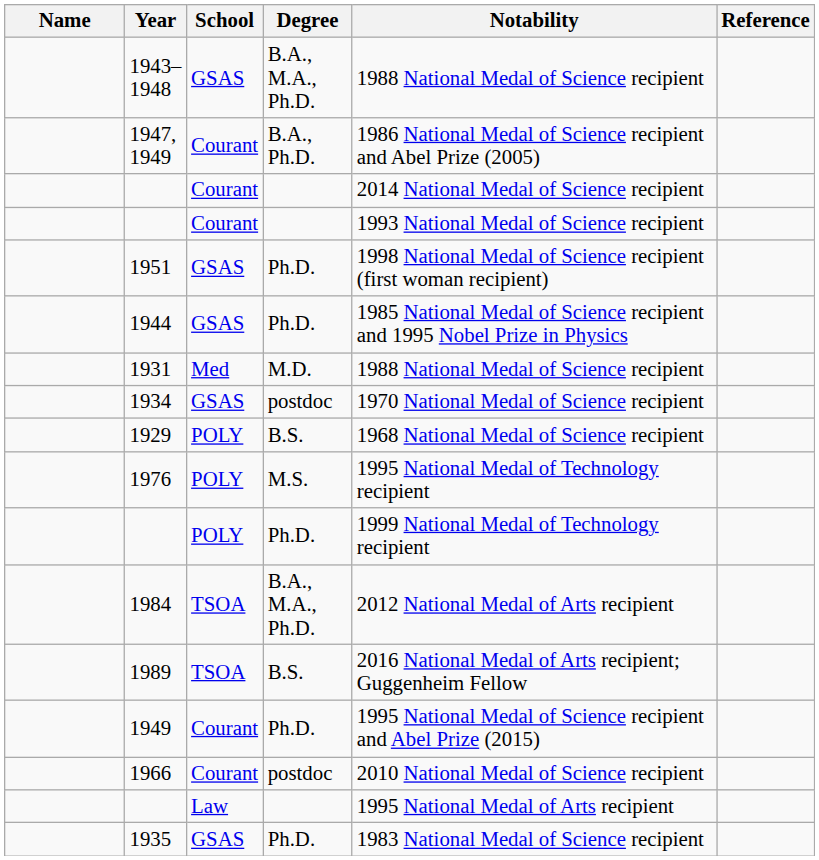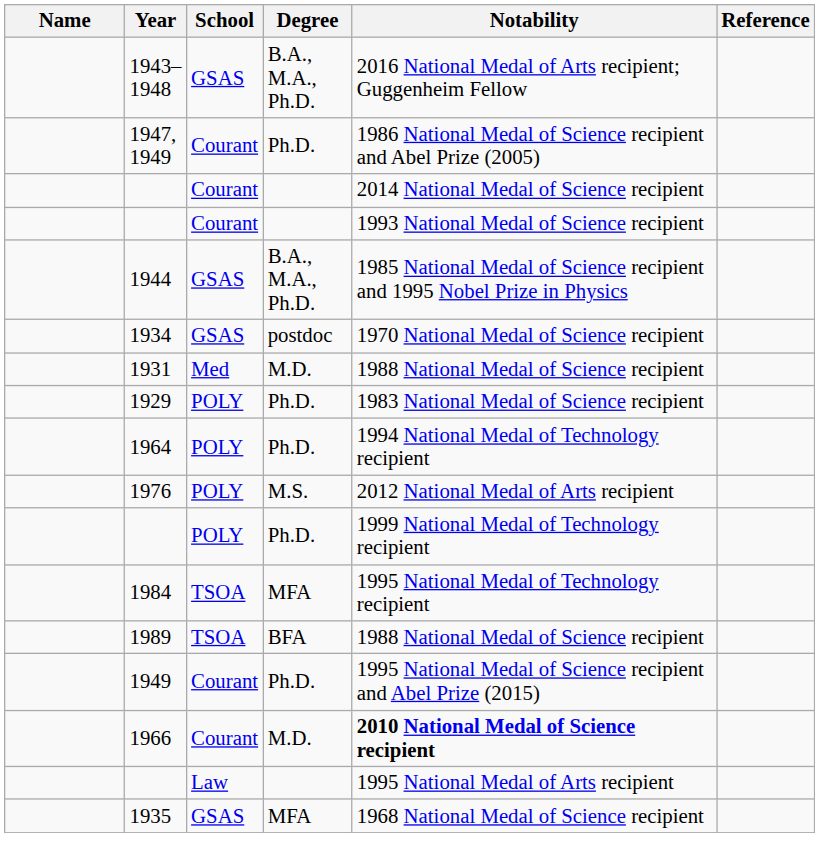(530, 77) 1988 National Medal of Science recipient -> (518, 77) 2016 National Medal of Arts recipient; Guggenheim Fellow
(291, 145) B.A., Ph.D. -> (291, 145) Ph.D.
- row: (150, 267)
(291, 324) Ph.D. -> (292, 279) B.A., M.A., Ph.D.
rows swapped: (150, 368) <-> (150, 401)
(286, 434) B.S. -> (291, 401) Ph.D.
(530, 434) 1968 National Medal of Science recipient -> (530, 401) 1983 National Medal of Science recipient
+ row: (150, 446)
(508, 479) 1995 National Medal of Technology recipient -> (515, 491) 2012 National Medal of Arts recipient
(292, 604) B.A., M.A., Ph.D. -> (289, 592) MFA
(515, 604) 2012 National Medal of Arts recipient -> (508, 592) 1995 National Medal of Technology recipient
(286, 672) B.S. -> (287, 637) BFA
(518, 672) 2016 National Medal of Arts recipient; Guggenheim Fellow -> (530, 637) 1988 National Medal of Science recipient
(300, 773) postdoc -> (290, 738) M.D.
(530, 773) normal -> (496, 738) bold
(291, 839) Ph.D. -> (289, 815) MFA
(530, 839) 1983 National Medal of Science recipient -> (530, 815) 1968 National Medal of Science recipient
